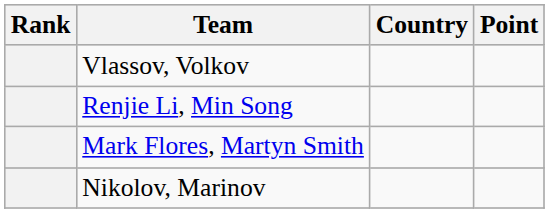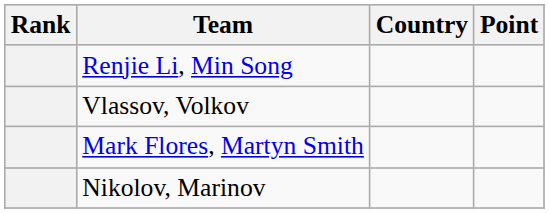rows swapped: (188, 106) <-> (166, 65)
